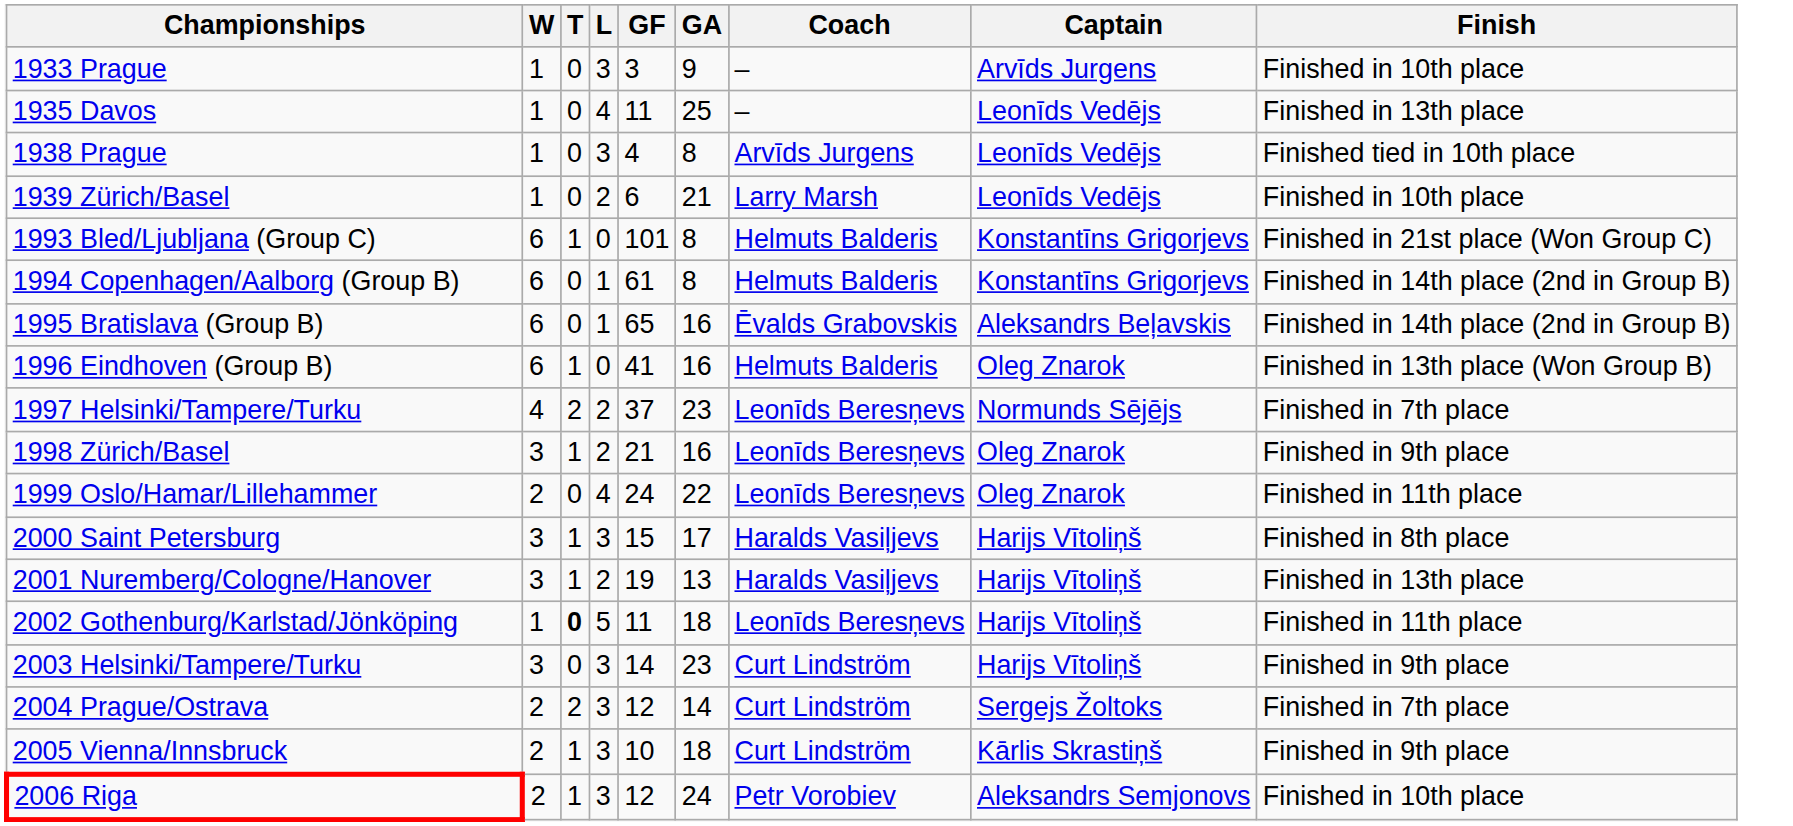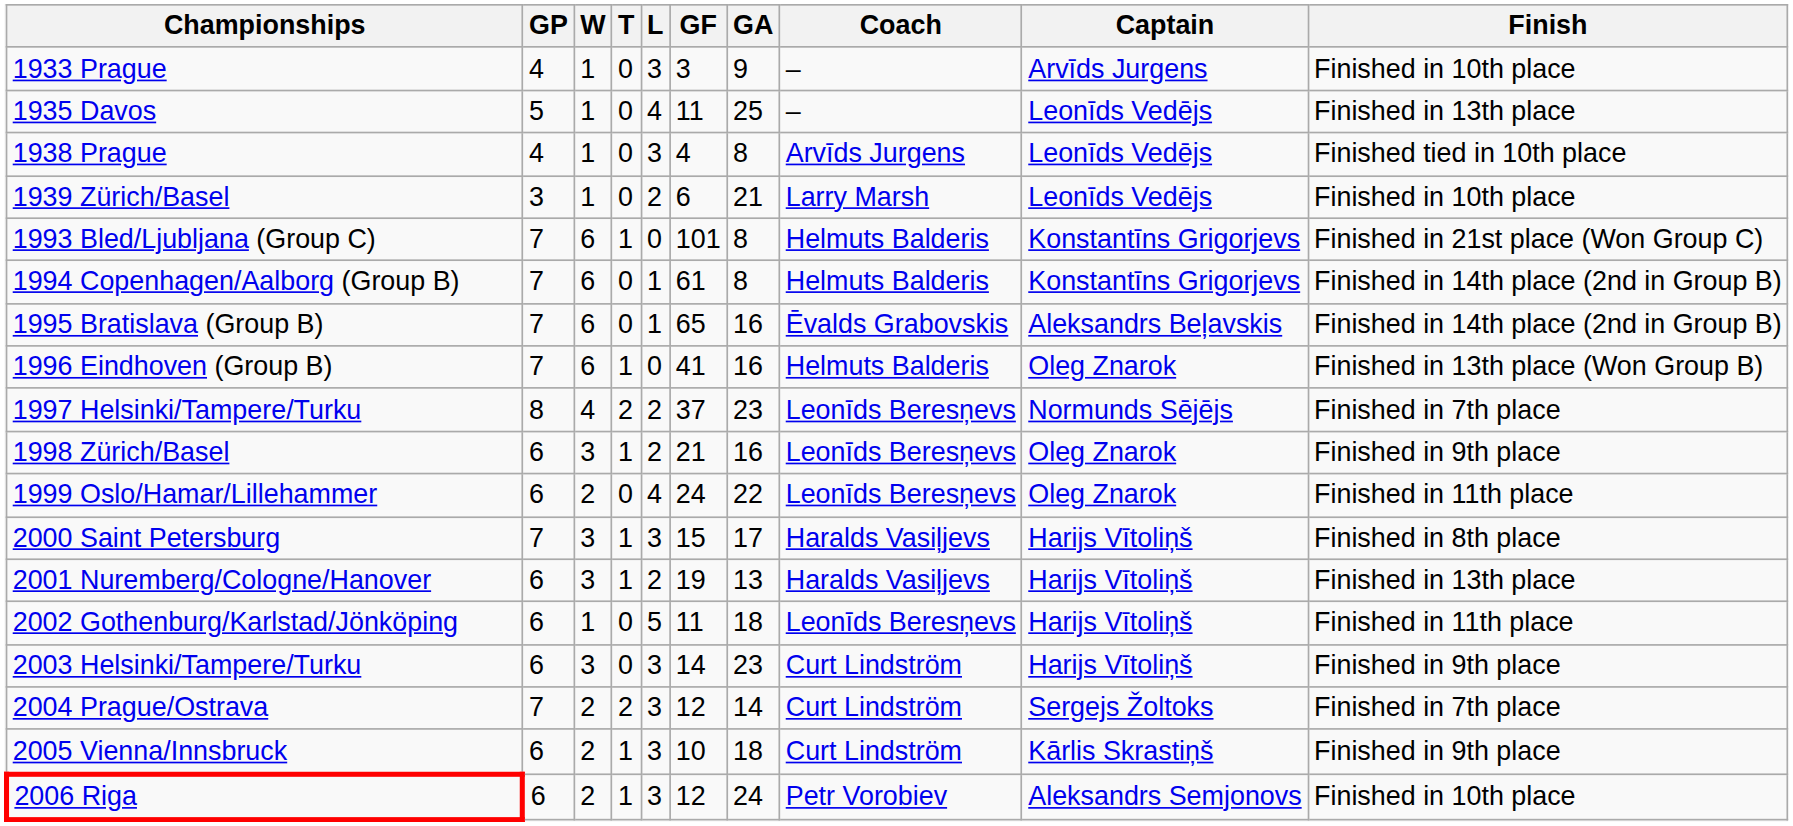+ column: (549, 25)
(574, 622) bold -> (626, 622) normal
